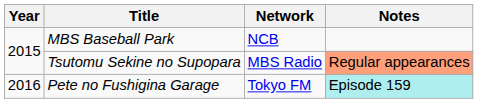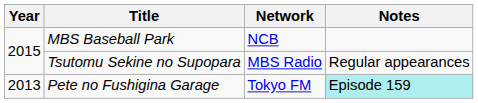(399, 62) lightsalmon background -> (399, 62) no background
(24, 86) 2016 -> (24, 86) 2013
